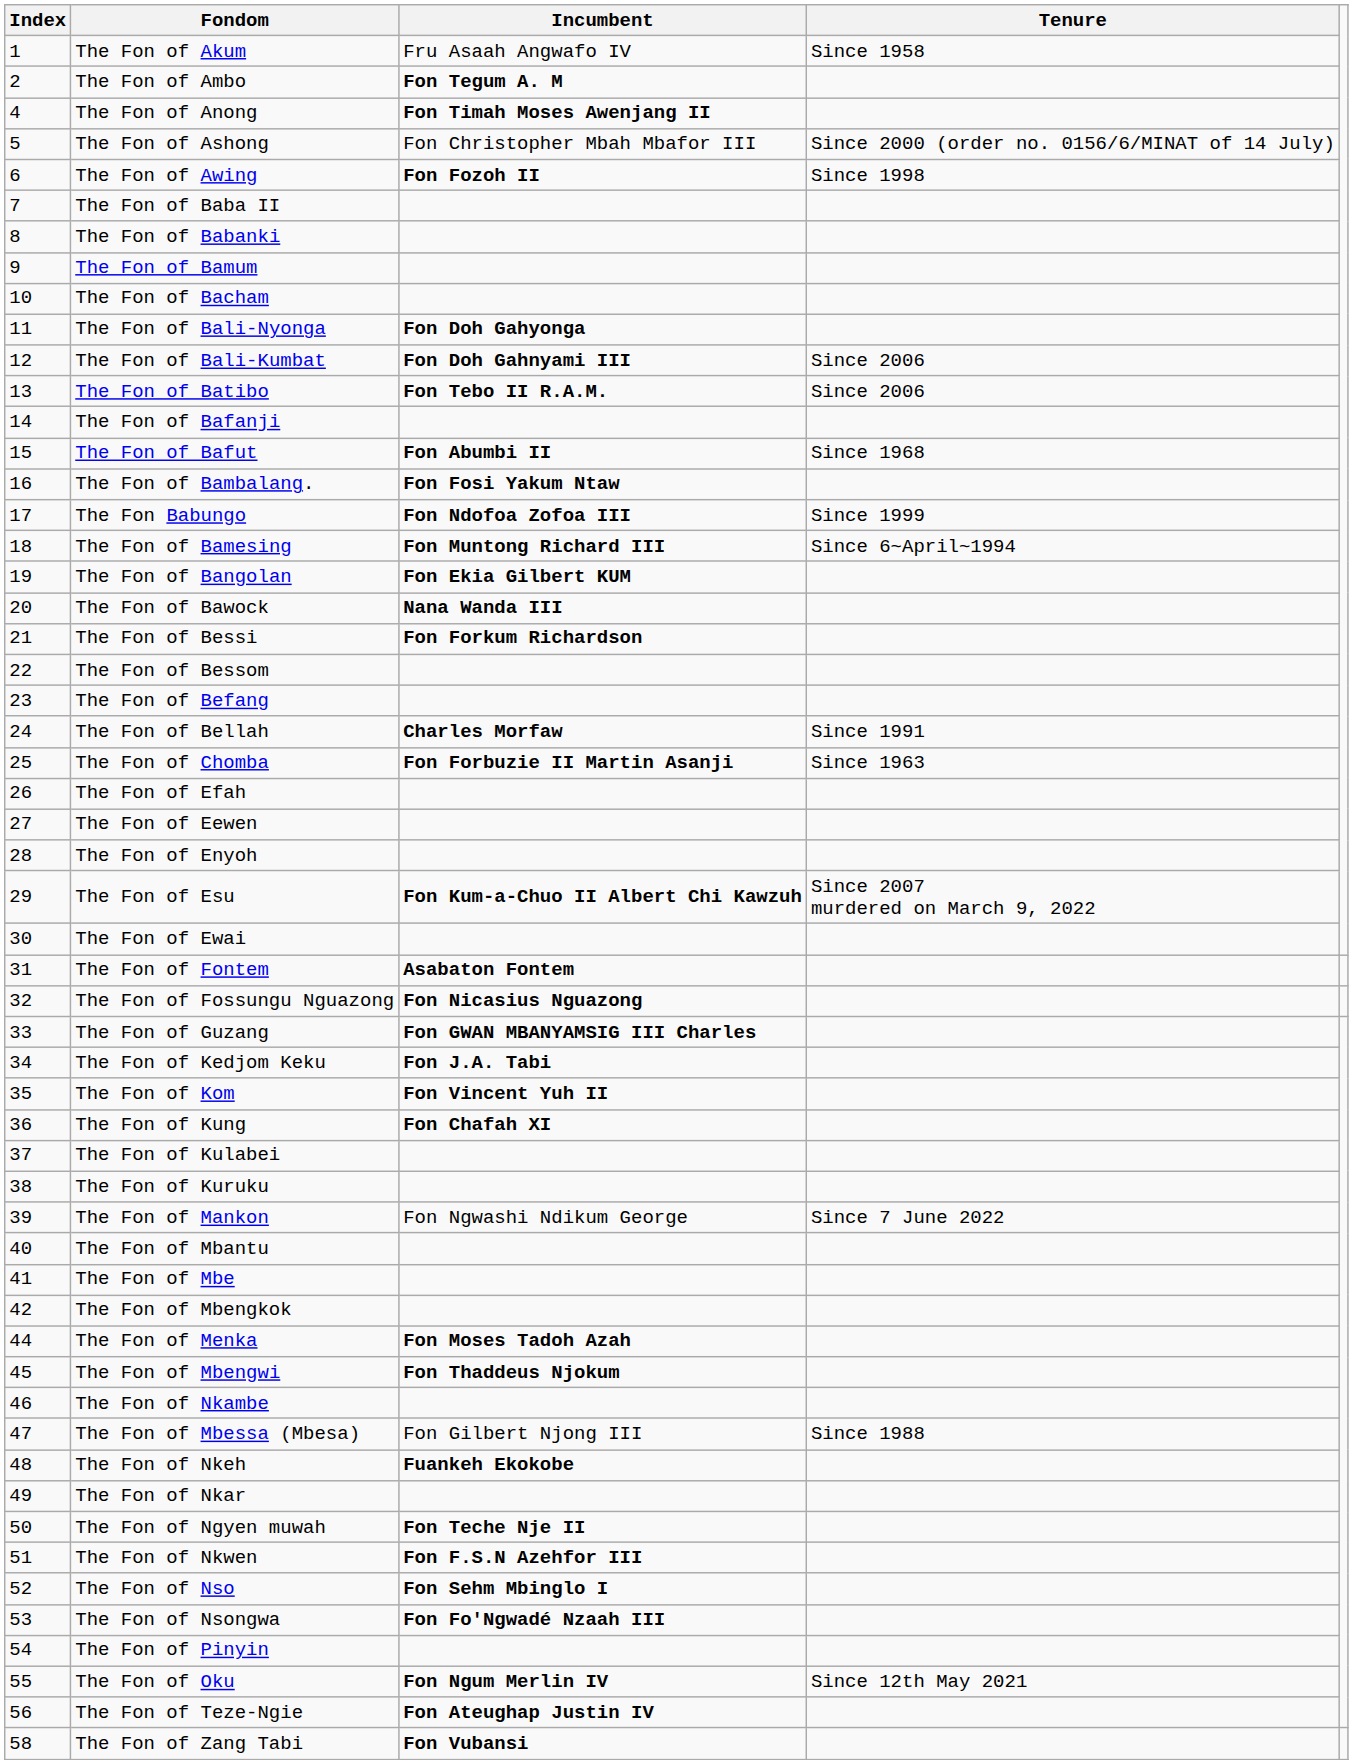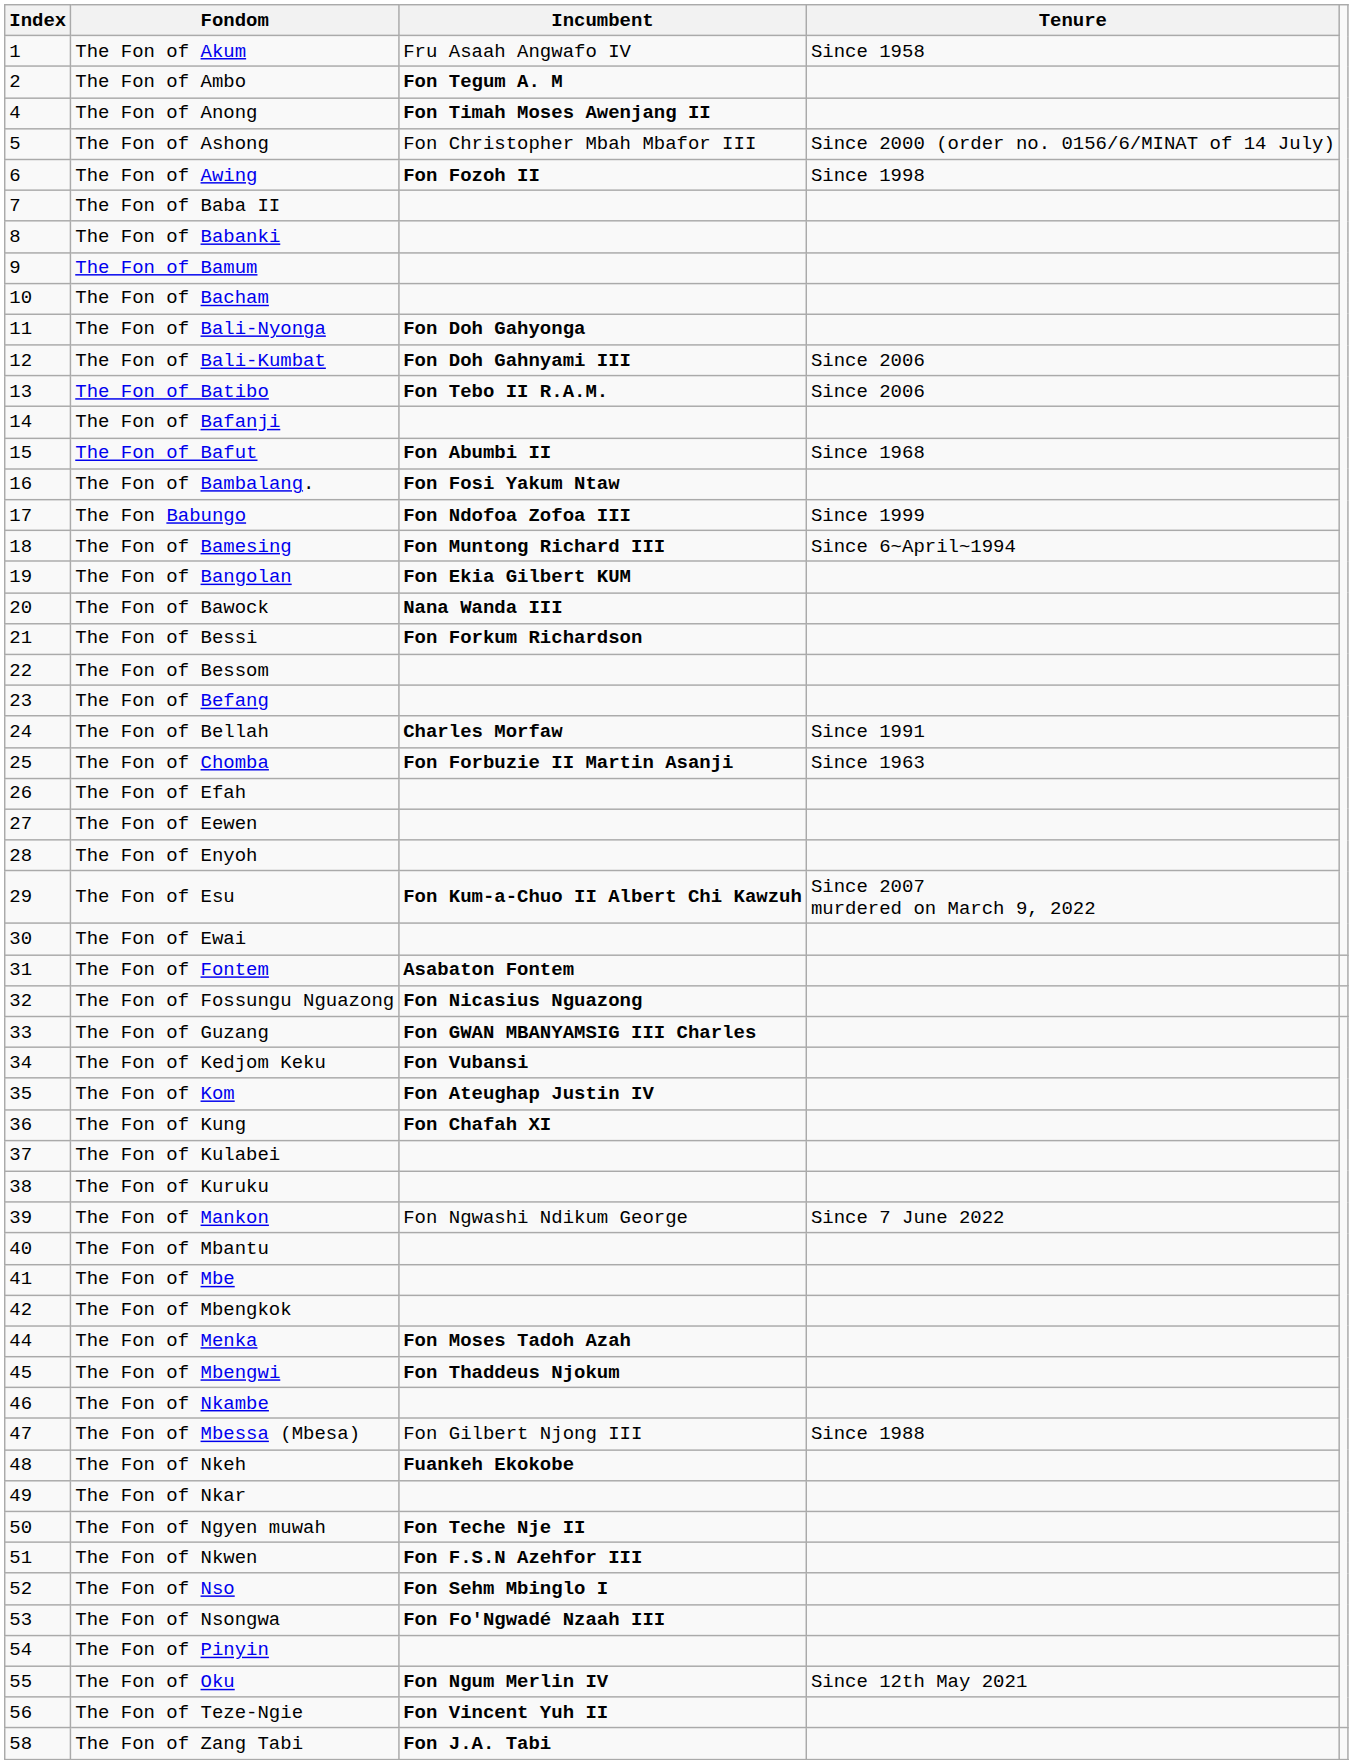(477, 1063) Fon J.A. Tabi -> (466, 1063) Fon Vubansi
(506, 1094) Fon Vincent Yuh II -> (528, 1094) Fon Ateughap Justin IV
(528, 1713) Fon Ateughap Justin IV -> (506, 1713) Fon Vincent Yuh II
(466, 1743) Fon Vubansi -> (477, 1743) Fon J.A. Tabi
